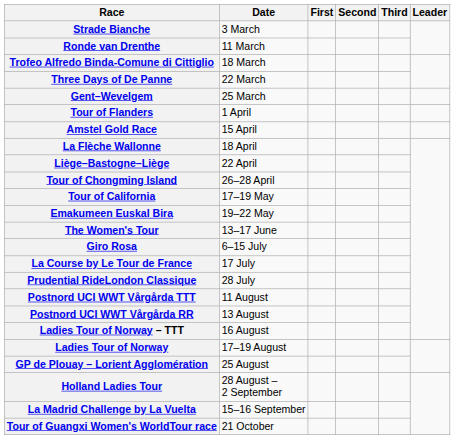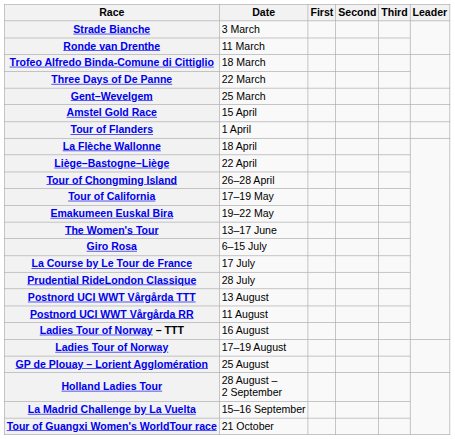rows swapped: (112, 113) <-> (112, 130)
(245, 297) 11 August -> (245, 297) 13 August
(245, 314) 13 August -> (245, 314) 11 August
